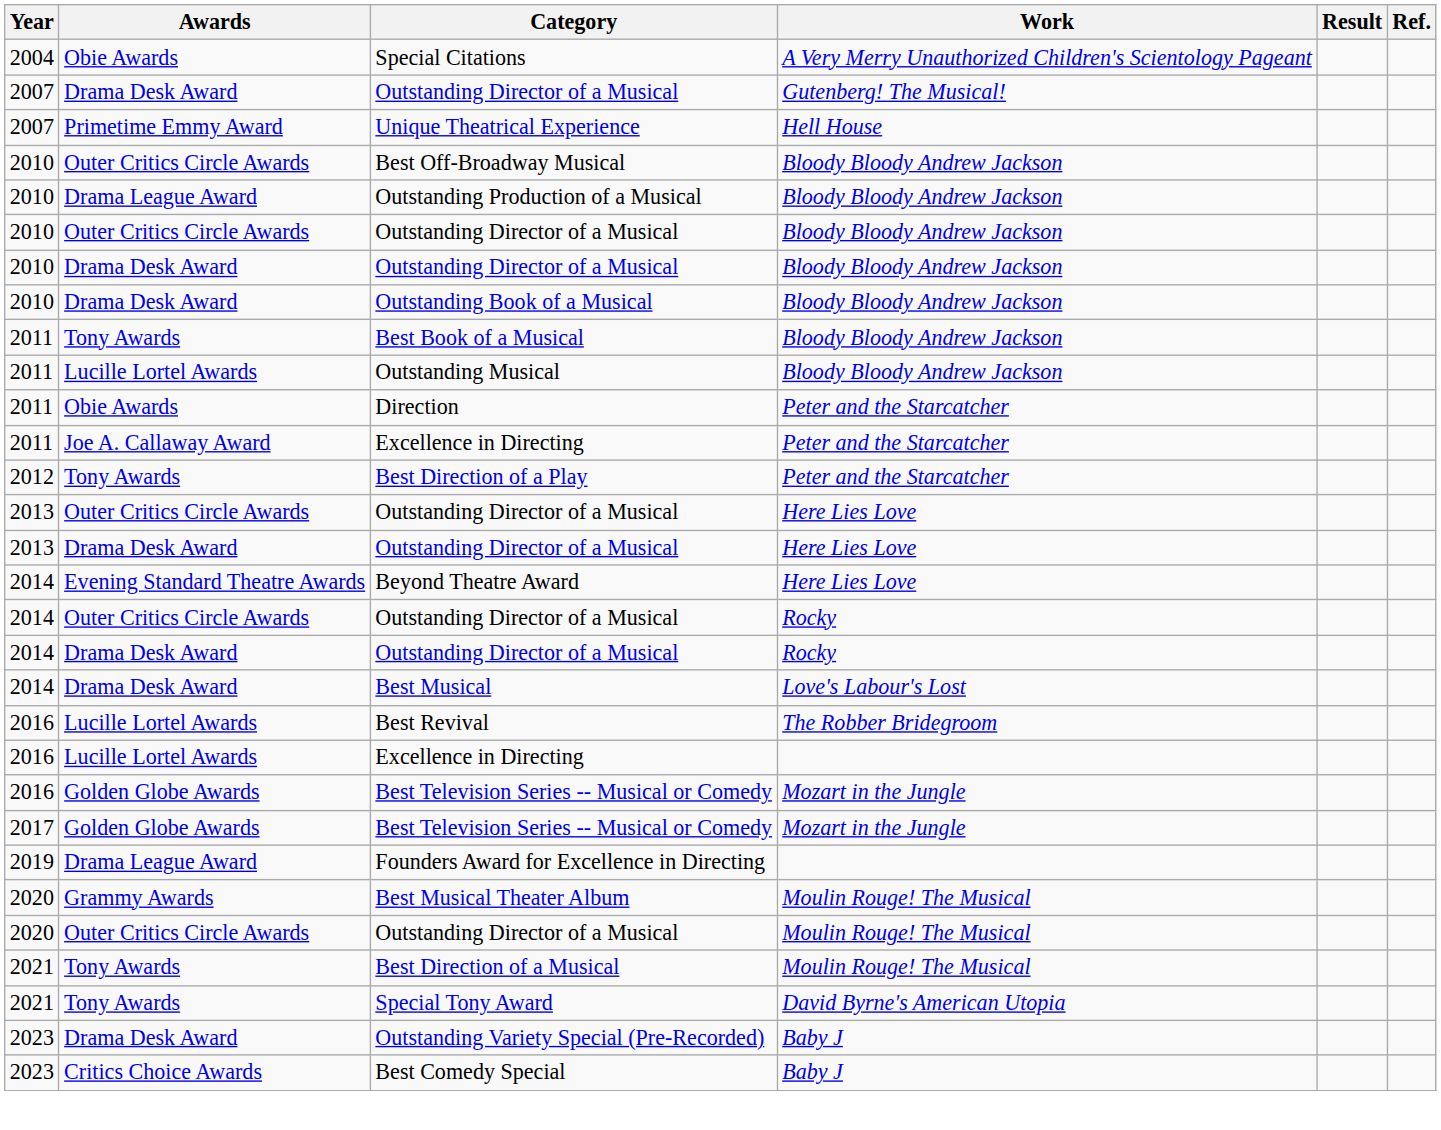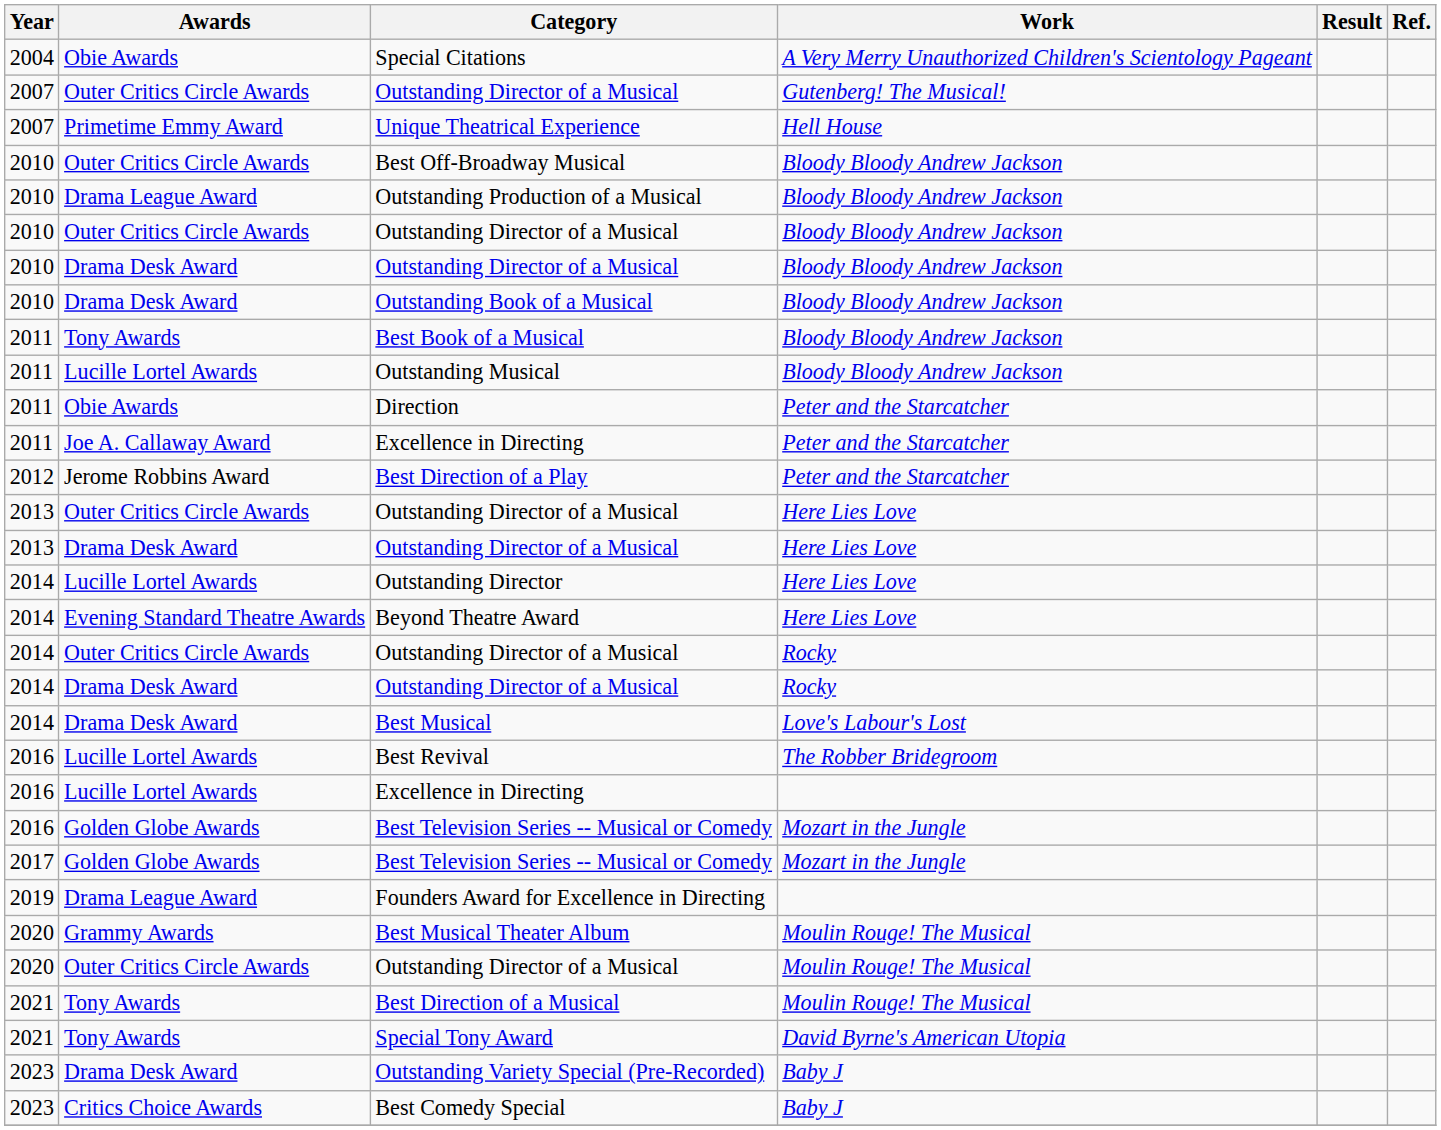(151, 92) Drama Desk Award -> (187, 92) Outer Critics Circle Awards
(122, 477) Tony Awards -> (167, 477) Jerome Robbins Award
+ row: (32, 582)
